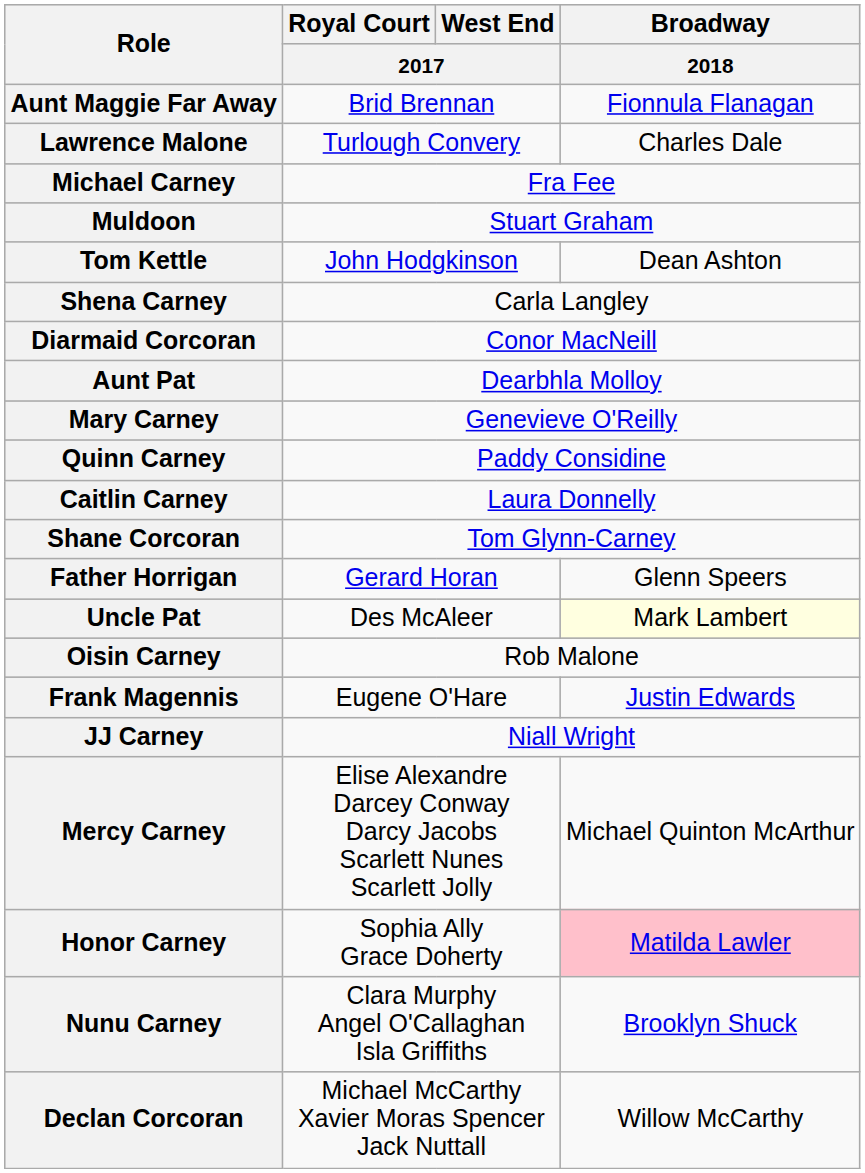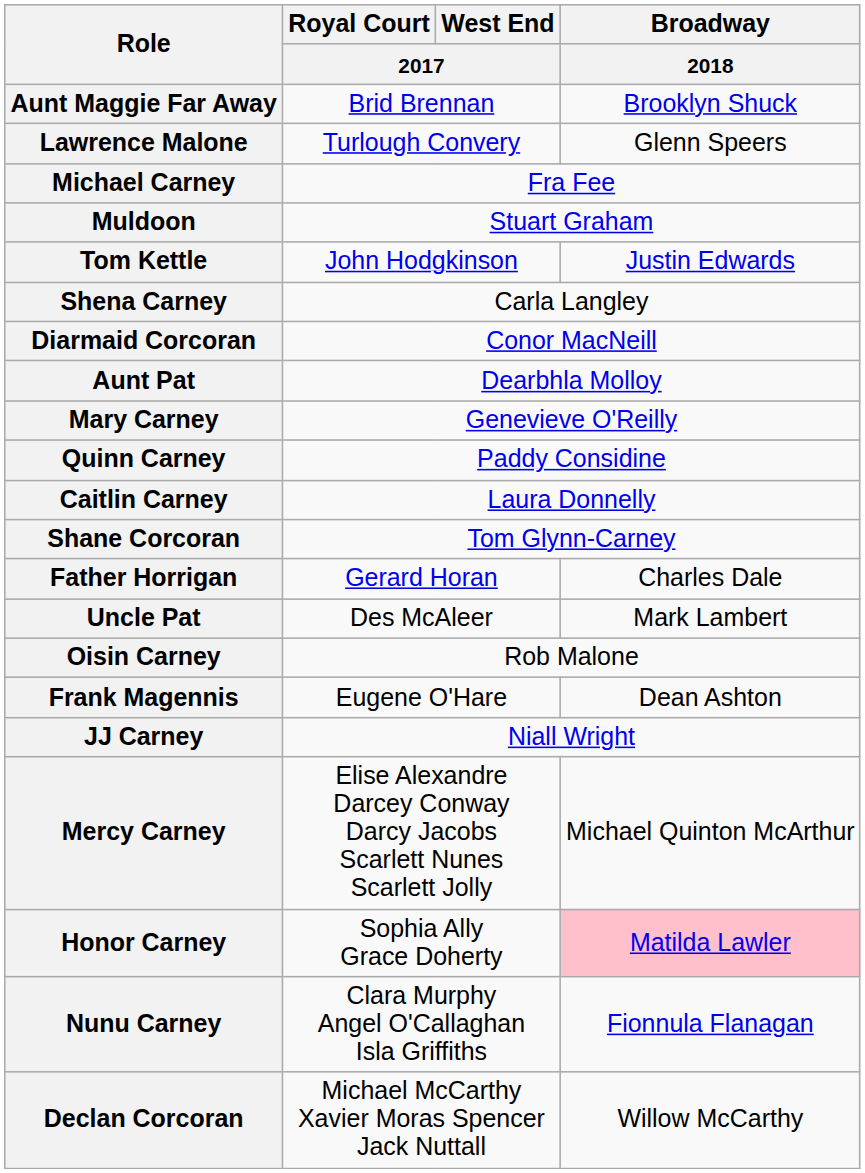(710, 103) Fionnula Flanagan -> (710, 103) Brooklyn Shuck
(710, 143) Charles Dale -> (710, 143) Glenn Speers
(710, 261) Dean Ashton -> (710, 261) Justin Edwards
(710, 578) Glenn Speers -> (710, 578) Charles Dale
(710, 618) lightyellow background -> (710, 618) no background
(710, 697) Justin Edwards -> (710, 697) Dean Ashton
(710, 1024) Brooklyn Shuck -> (710, 1024) Fionnula Flanagan
